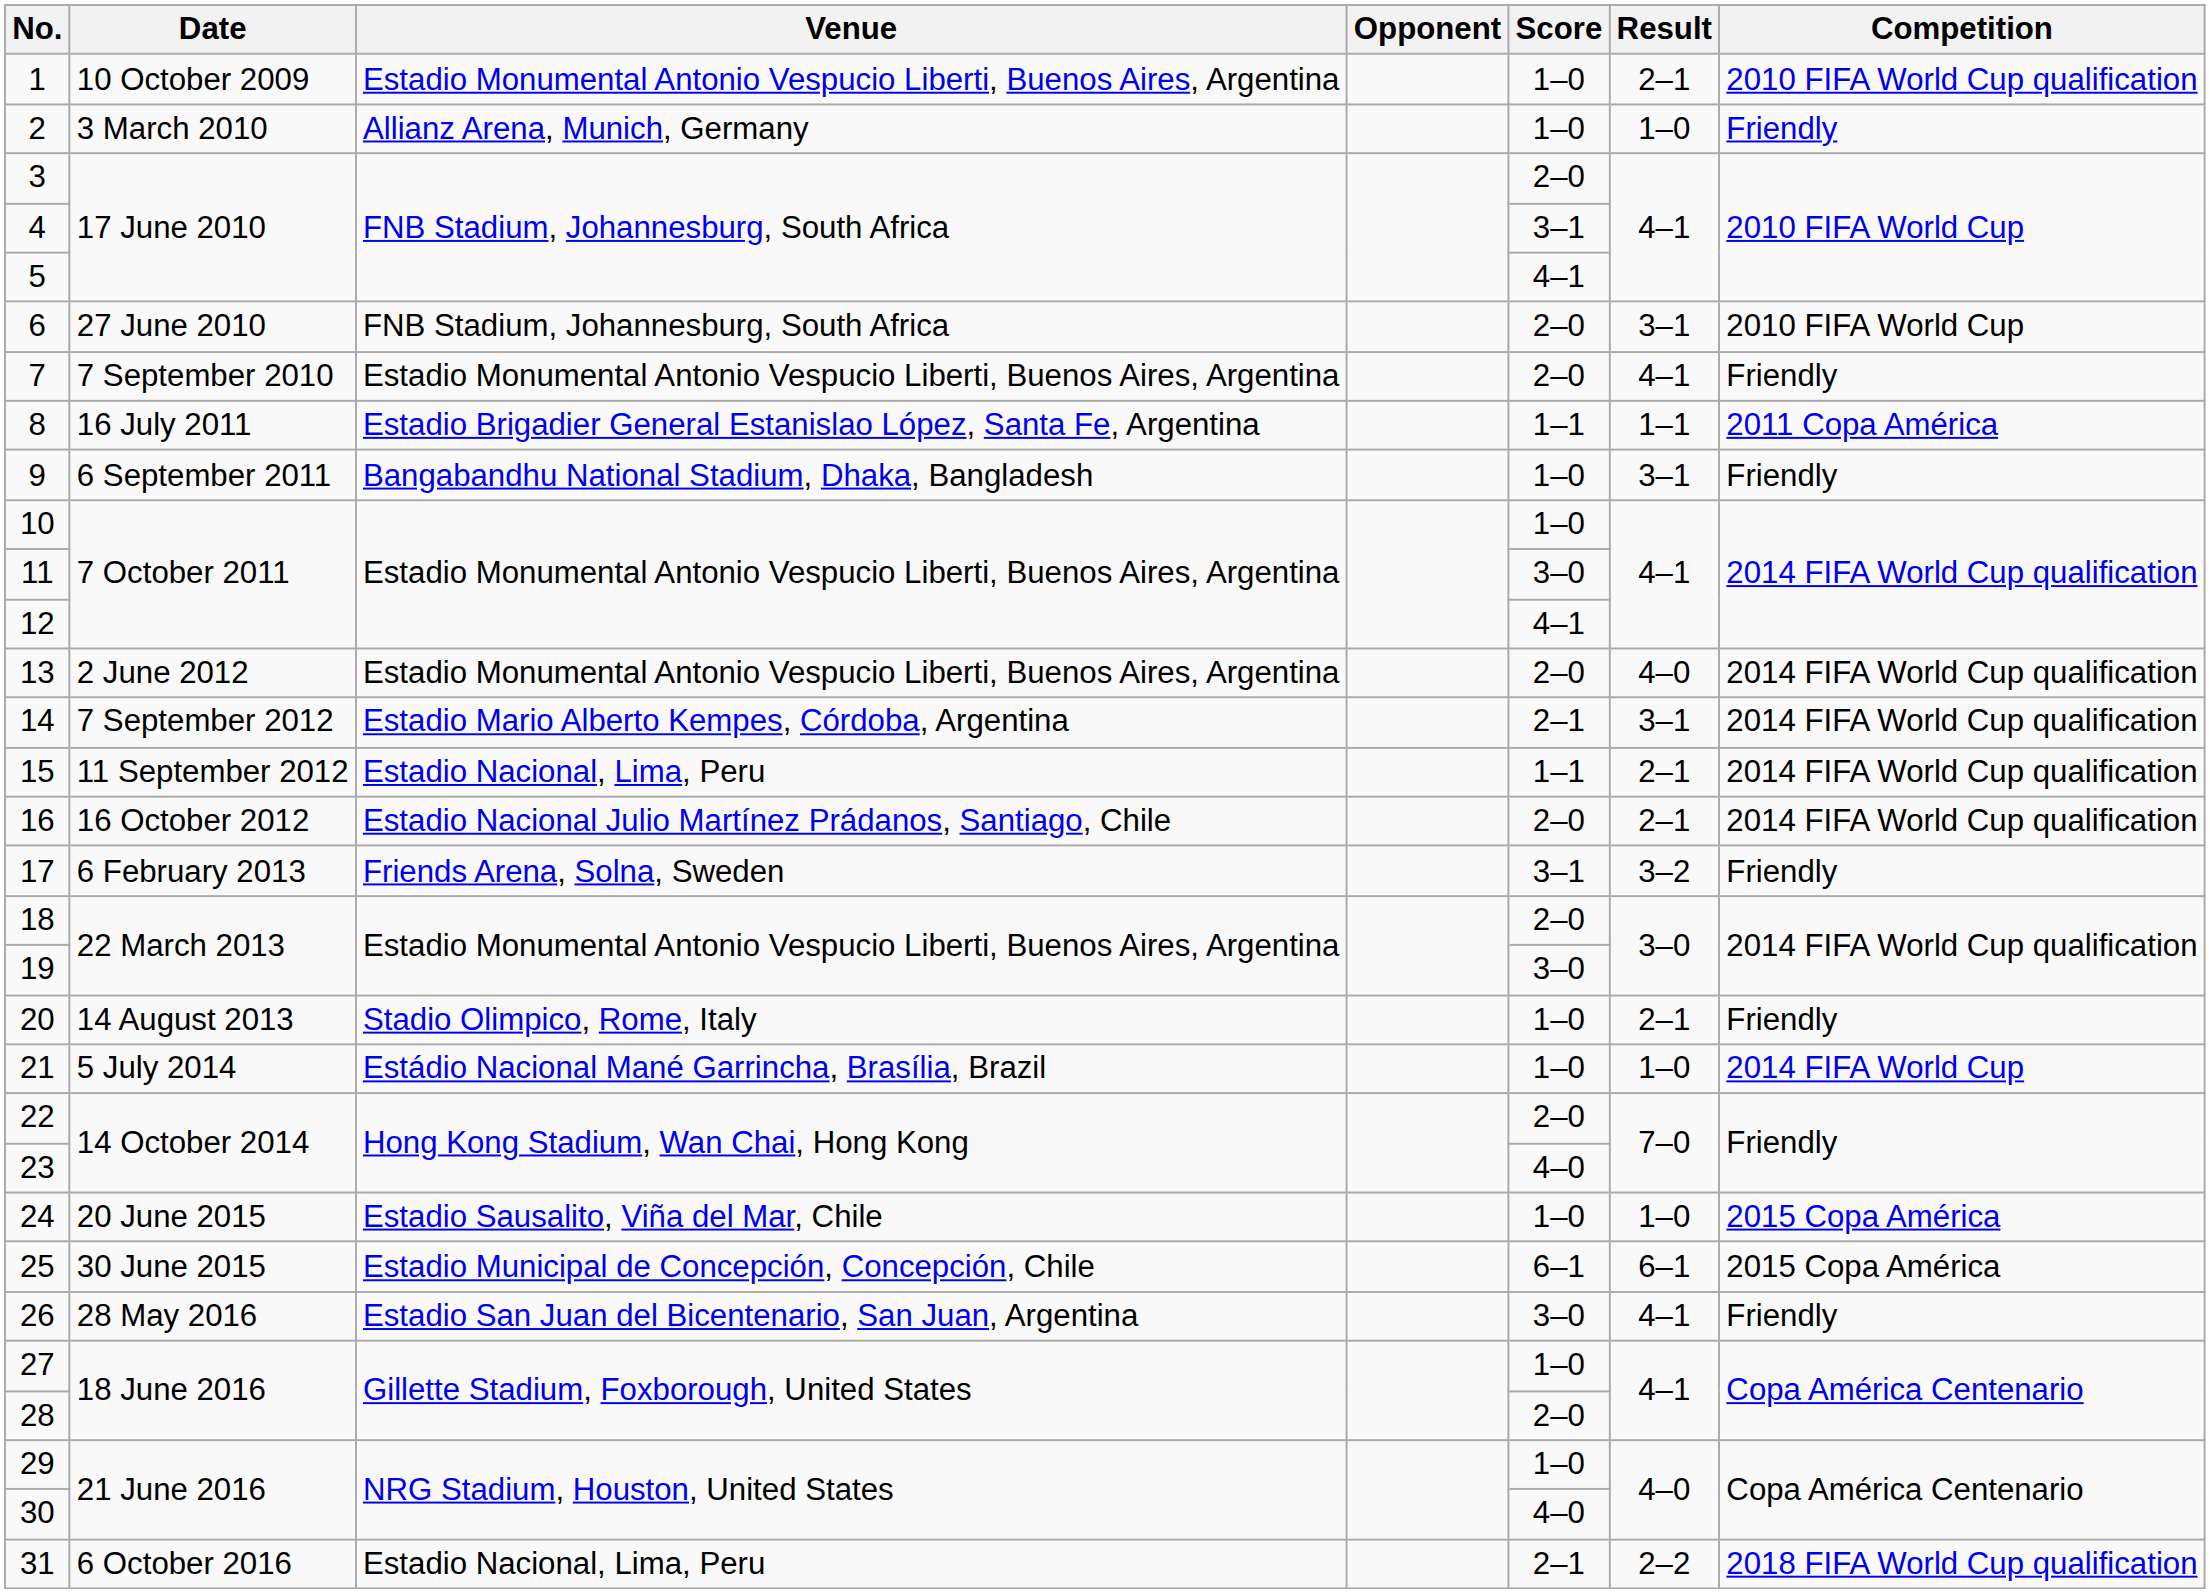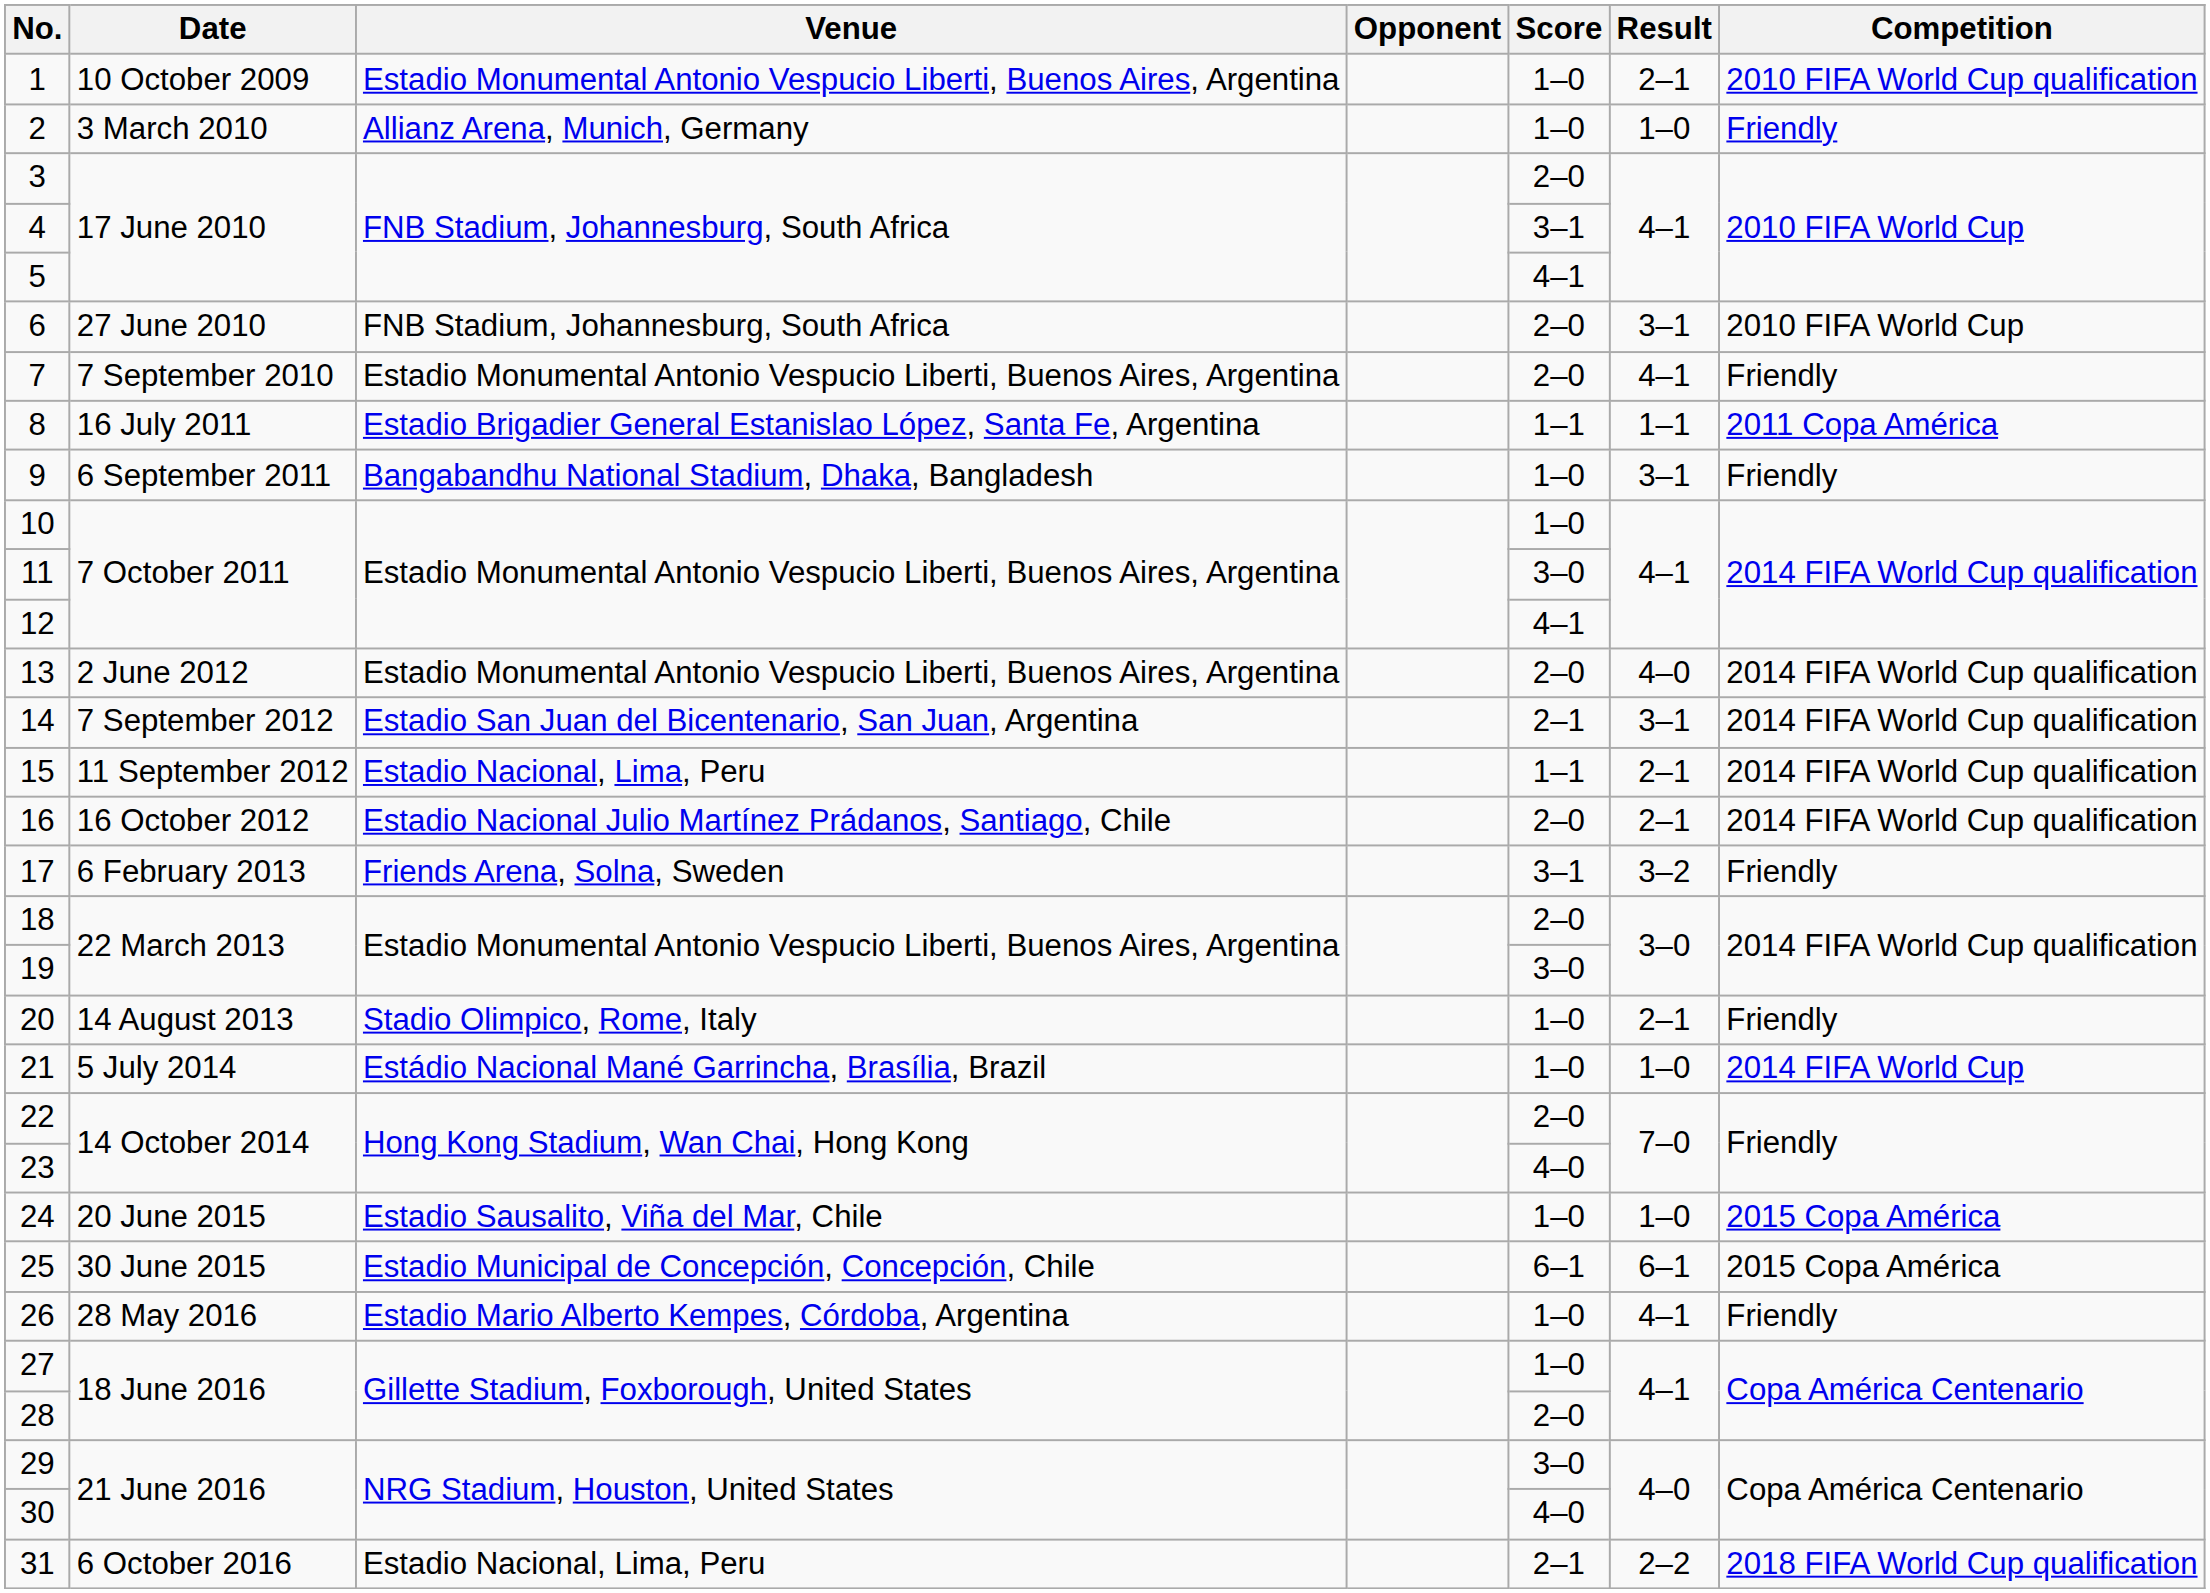(716, 721) Estadio Mario Alberto Kempes, Córdoba, Argentina -> (751, 721) Estadio San Juan del Bicentenario, San Juan, Argentina
(751, 1315) Estadio San Juan del Bicentenario, San Juan, Argentina -> (716, 1315) Estadio Mario Alberto Kempes, Córdoba, Argentina
(1559, 1315) 3–0 -> (1559, 1315) 1–0
(1559, 1464) 1–0 -> (1559, 1464) 3–0
